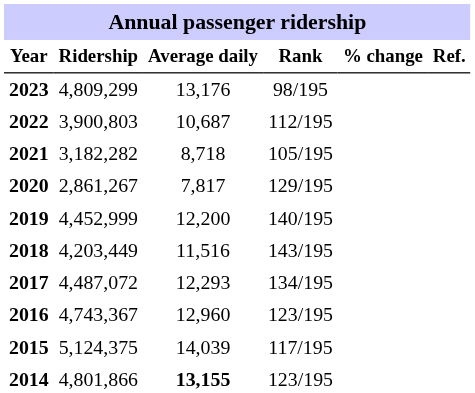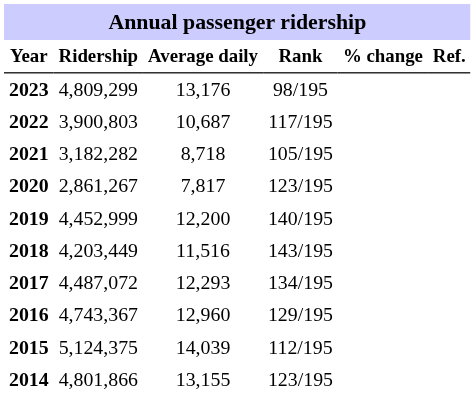(300, 121) 112/195 -> (300, 121) 117/195
(300, 186) 129/195 -> (300, 186) 123/195
(300, 315) 123/195 -> (300, 315) 129/195
(300, 347) 117/195 -> (300, 347) 112/195
(203, 379) bold -> (203, 379) normal
